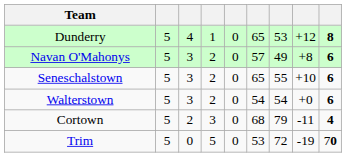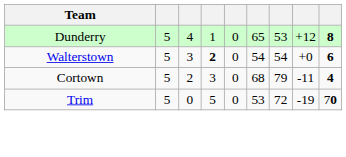- row: (80, 57)
- row: (80, 78)
(213, 99) normal -> (213, 57) bold
